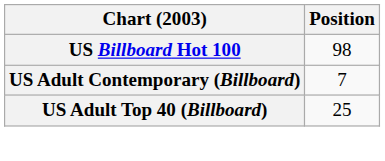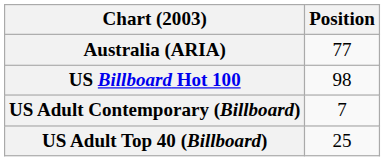+ row: (155, 49)
